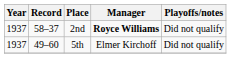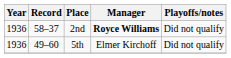(16, 29) 1937 -> (16, 29) 1936
(16, 45) 1937 -> (16, 45) 1936
